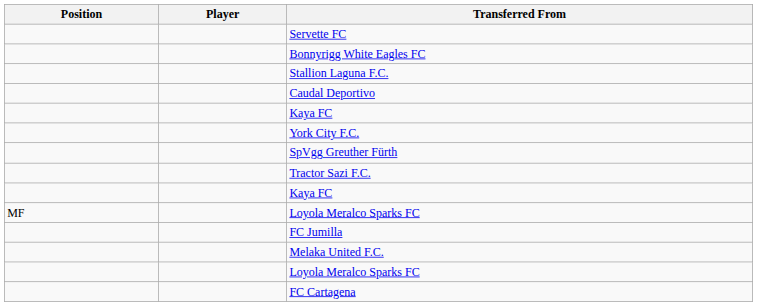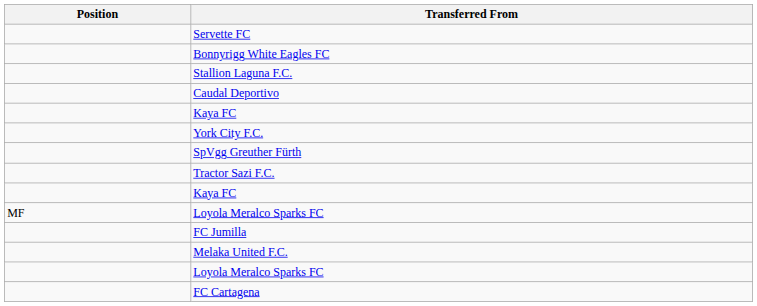- column: (223, 14)
